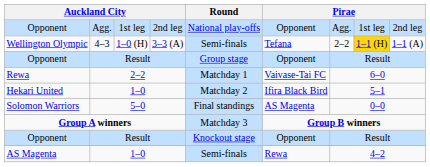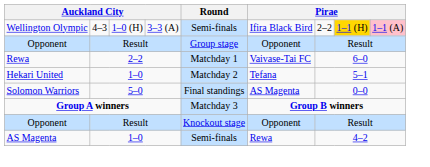- row: (47, 28)
(278, 43) Tefana -> (281, 28) Ifira Black Bird
(407, 43) no background -> (388, 28) pink background
(296, 91) Ifira Black Bird -> (263, 75) Tefana
